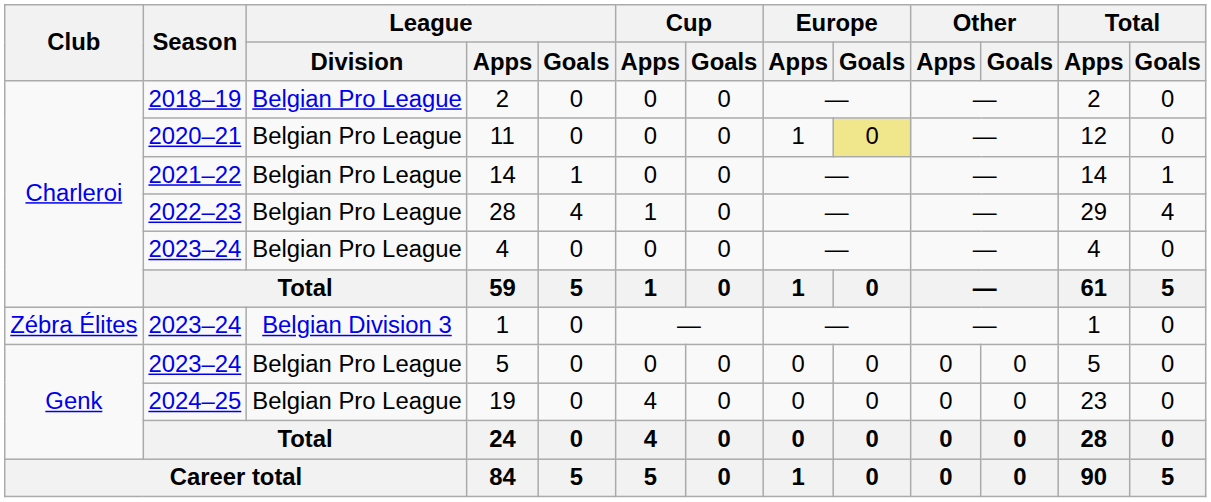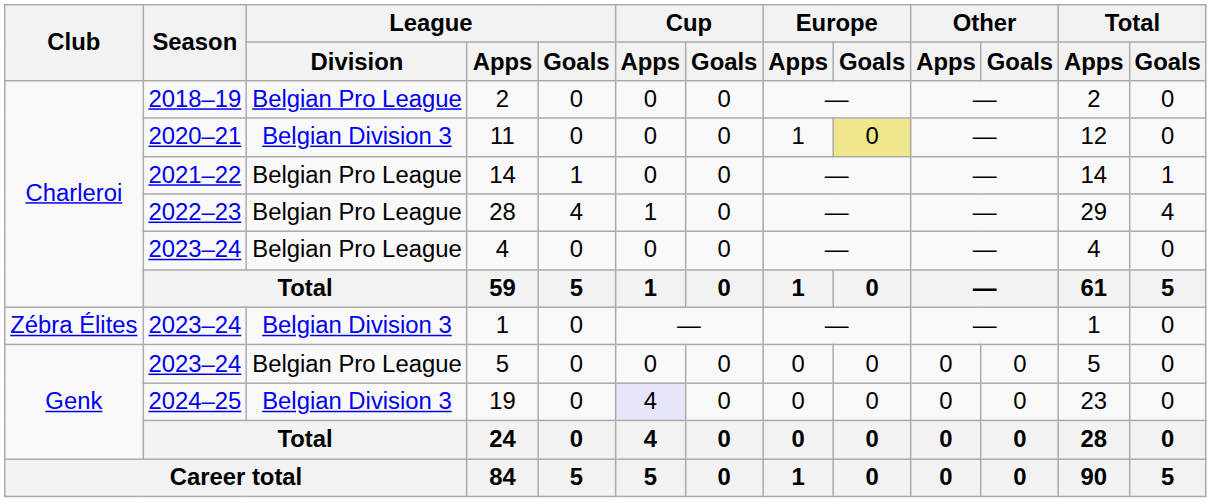(357, 136) Belgian Pro League -> (357, 136) Belgian Division 3
(357, 401) Belgian Pro League -> (357, 401) Belgian Division 3
(650, 401) no background -> (650, 401) lavender background
